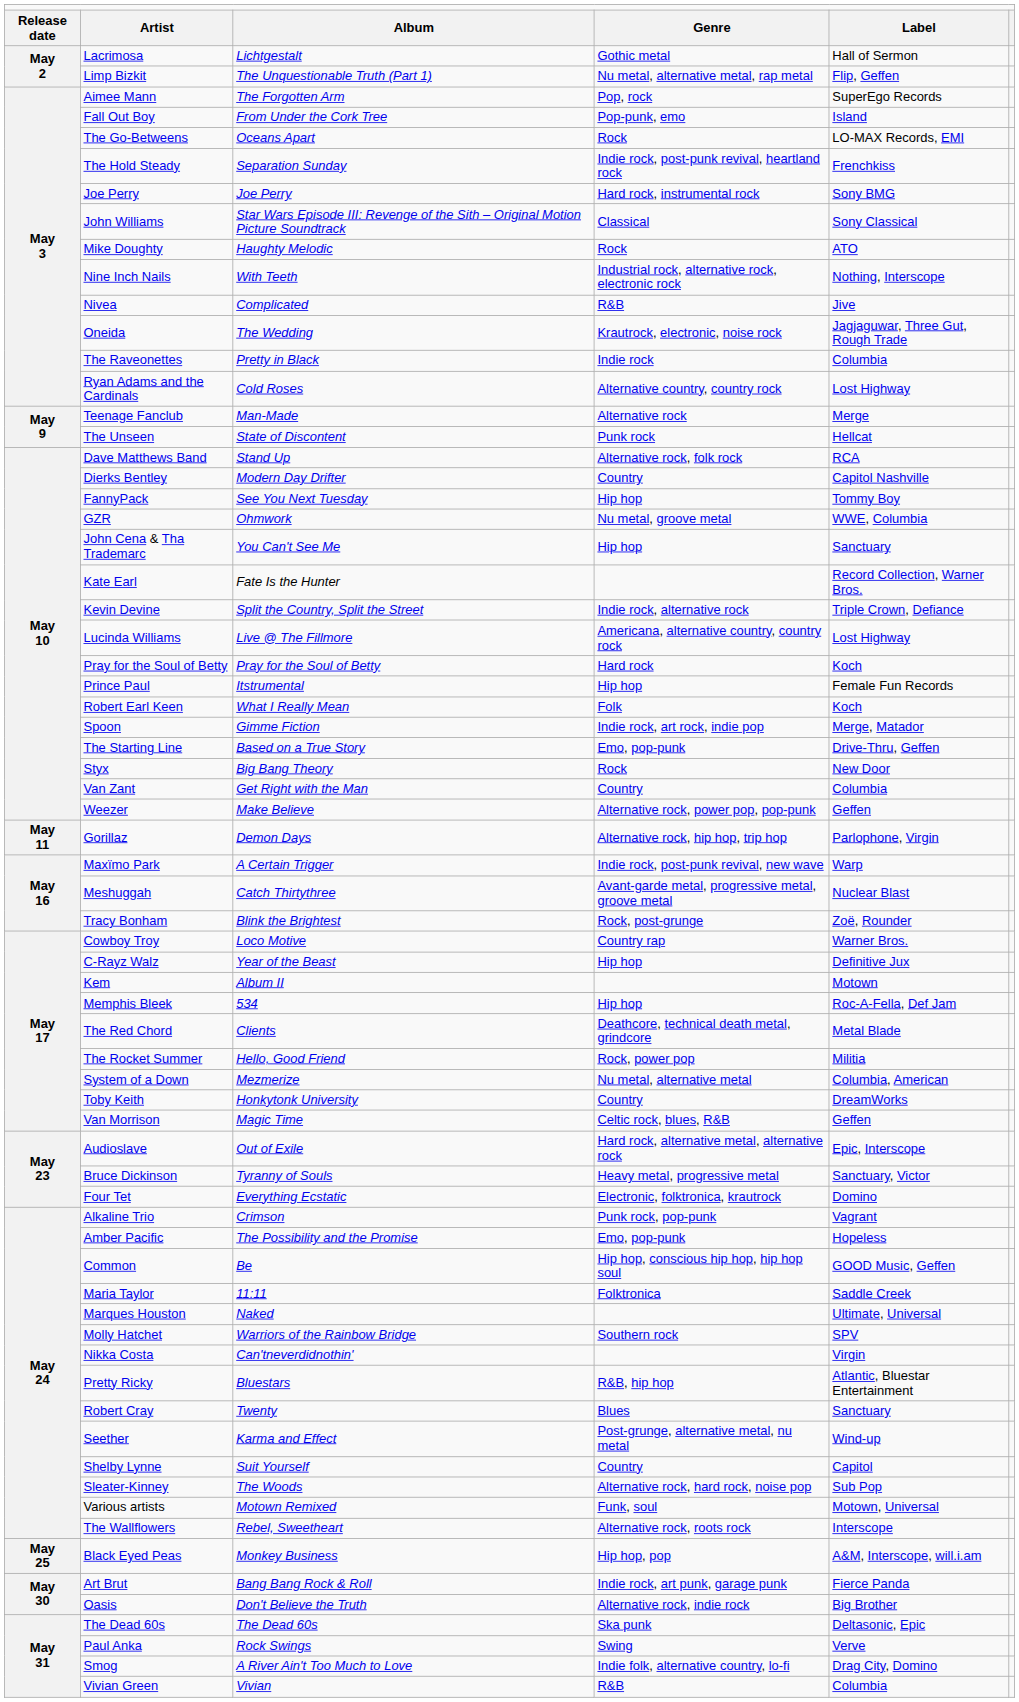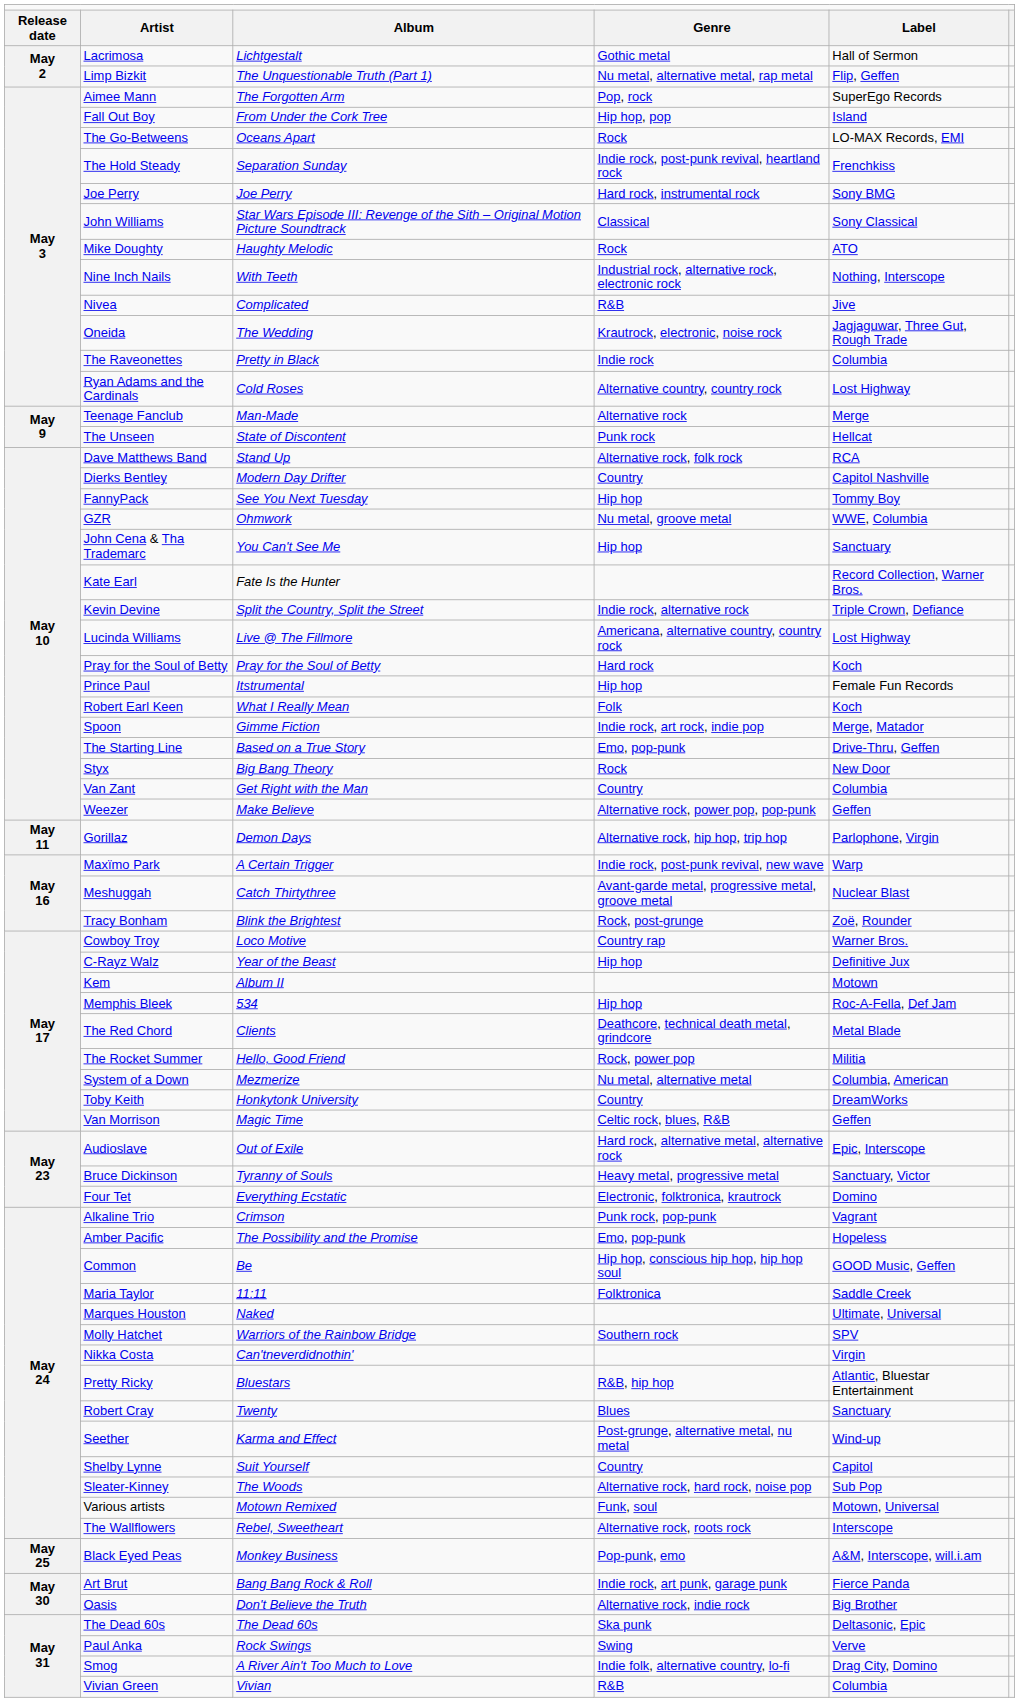(641, 117) Pop-punk, emo -> (634, 117) Hip hop, pop
(634, 1556) Hip hop, pop -> (641, 1556) Pop-punk, emo
